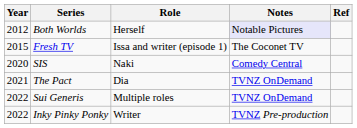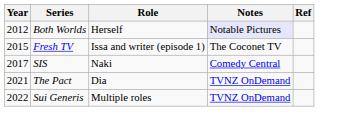(18, 64) 2020 -> (18, 64) 2017
- row: (71, 115)
